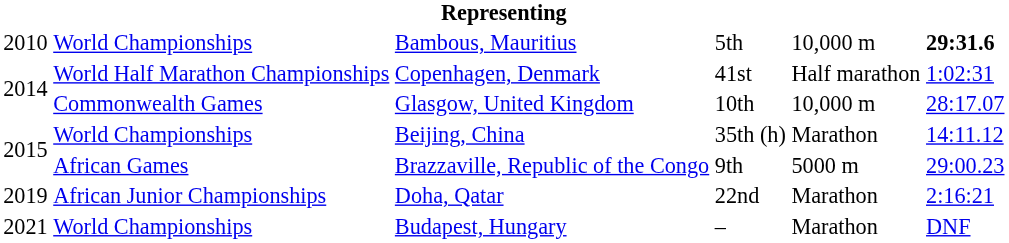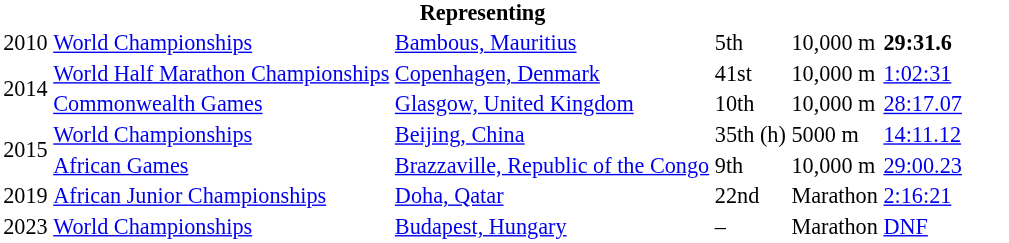(856, 73) Half marathon -> (833, 73) 10,000 m
(835, 134) Marathon -> (825, 134) 5000 m
(825, 165) 5000 m -> (833, 165) 10,000 m
(25, 226) 2021 -> (25, 226) 2023
